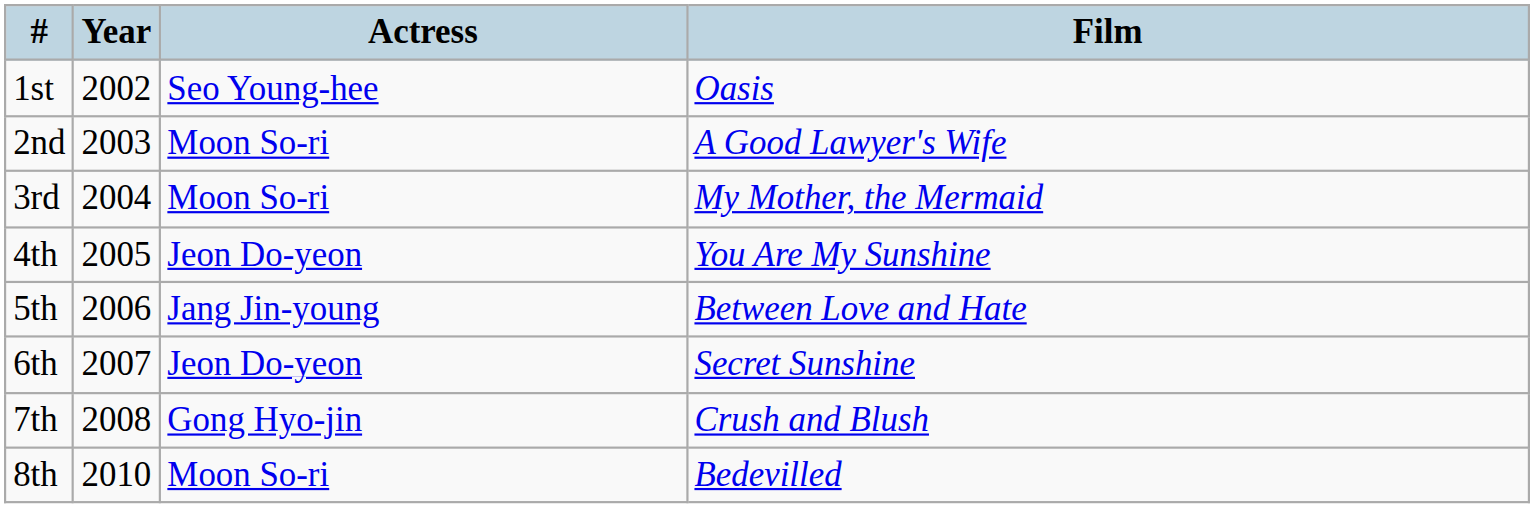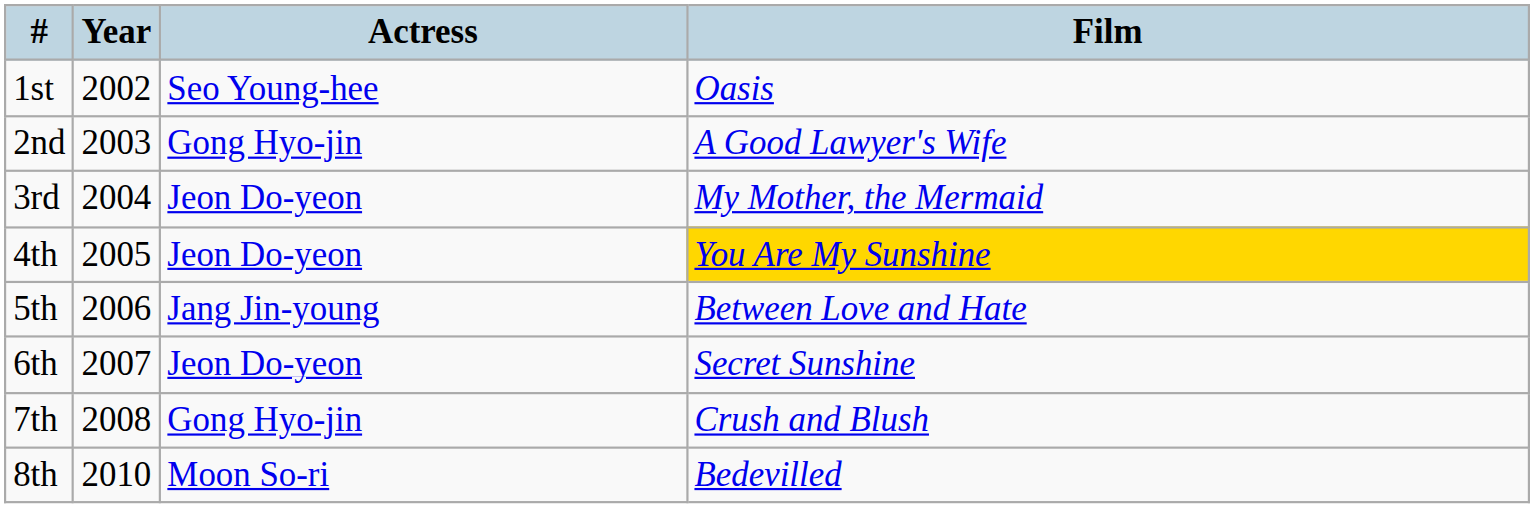(248, 142) Moon So-ri -> (265, 142) Gong Hyo-jin
(248, 198) Moon So-ri -> (265, 198) Jeon Do-yeon
(843, 253) no background -> (843, 253) gold background
